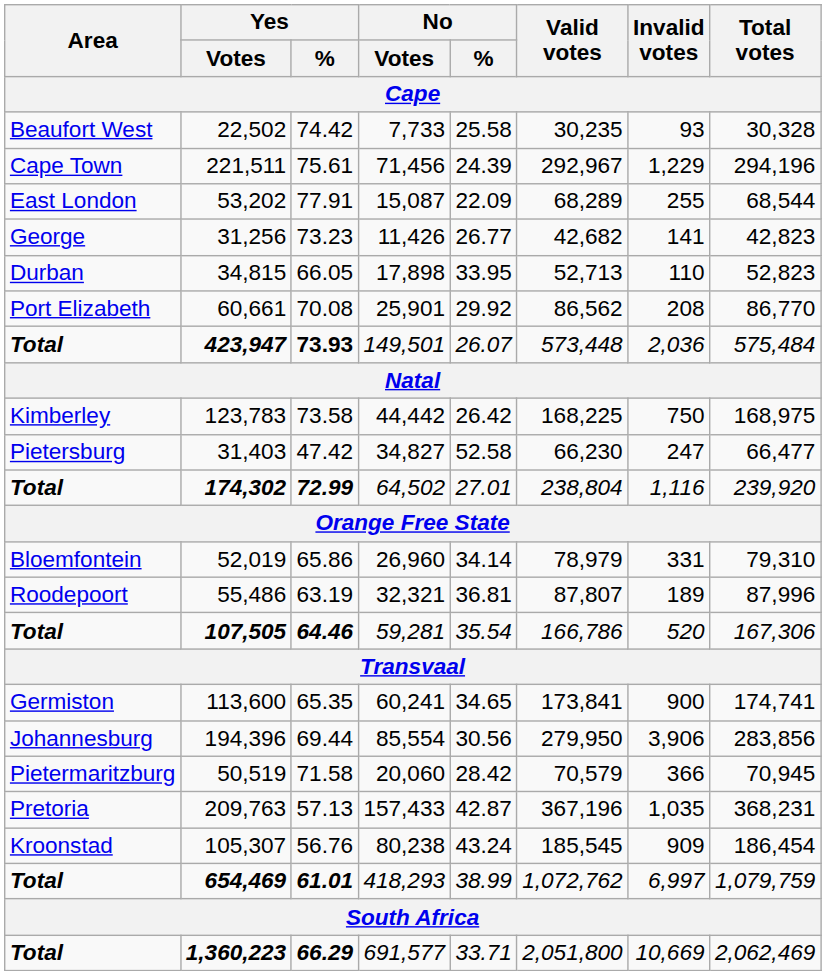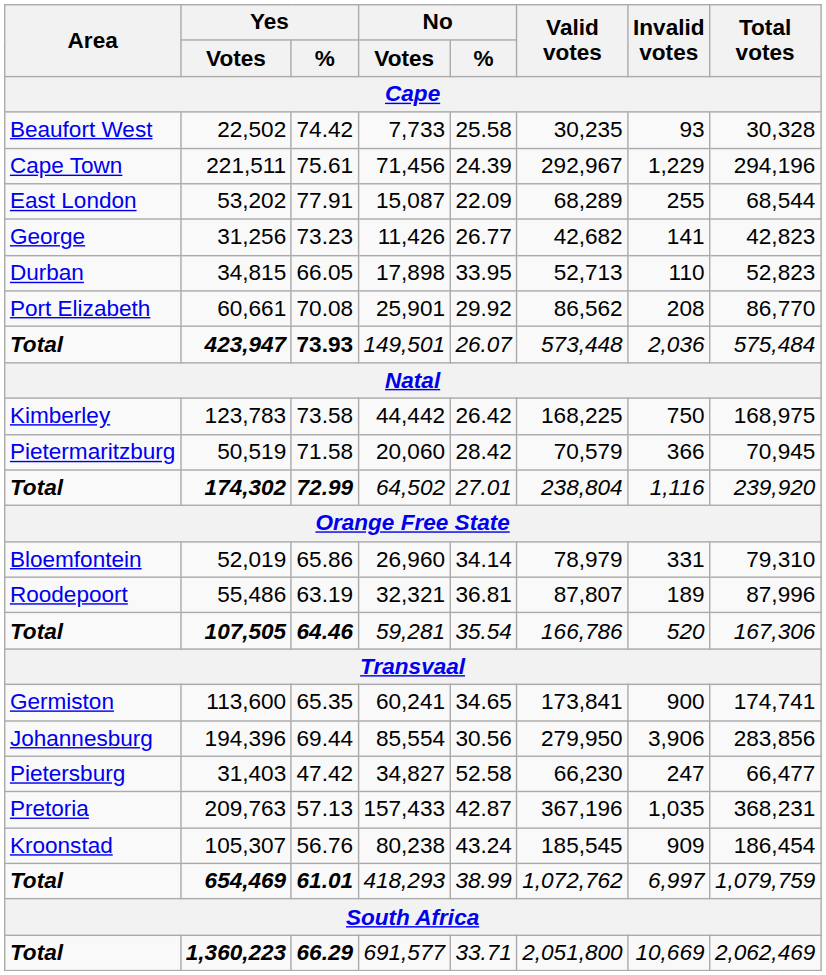rows swapped: (252, 773) <-> (252, 451)
